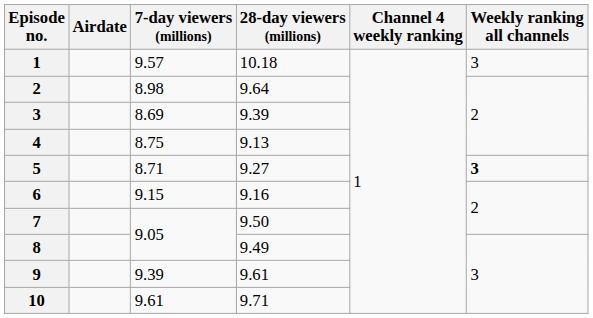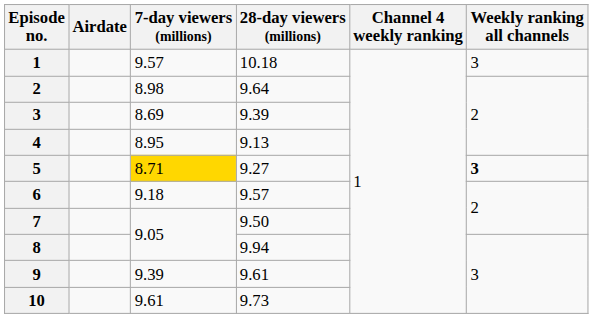(149, 141) 8.75 -> (149, 141) 8.95
(149, 168) no background -> (149, 168) gold background
(149, 194) 9.15 -> (149, 194) 9.18
(254, 194) 9.16 -> (254, 194) 9.57
(254, 247) 9.49 -> (254, 247) 9.94
(254, 300) 9.71 -> (254, 300) 9.73
